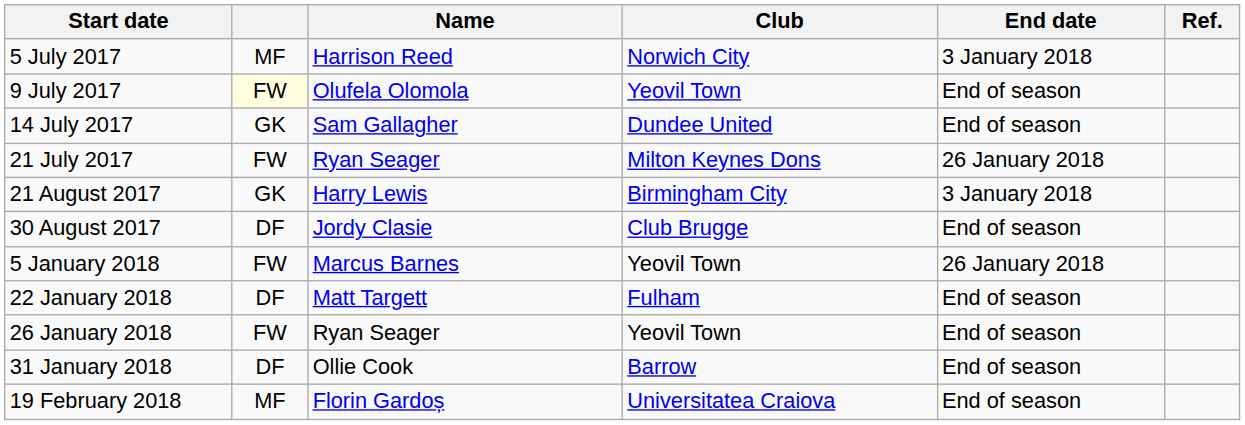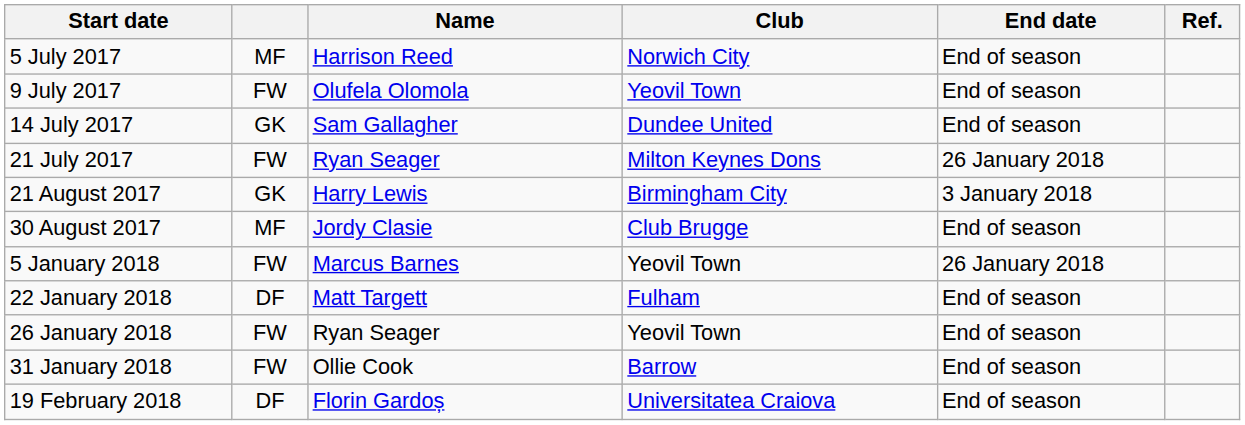(1017, 56) 3 January 2018 -> (1012, 56) End of season
(270, 90) lightyellow background -> (270, 90) no background
(270, 228) DF -> (270, 228) MF
(270, 366) DF -> (270, 366) FW
(270, 401) MF -> (270, 401) DF
